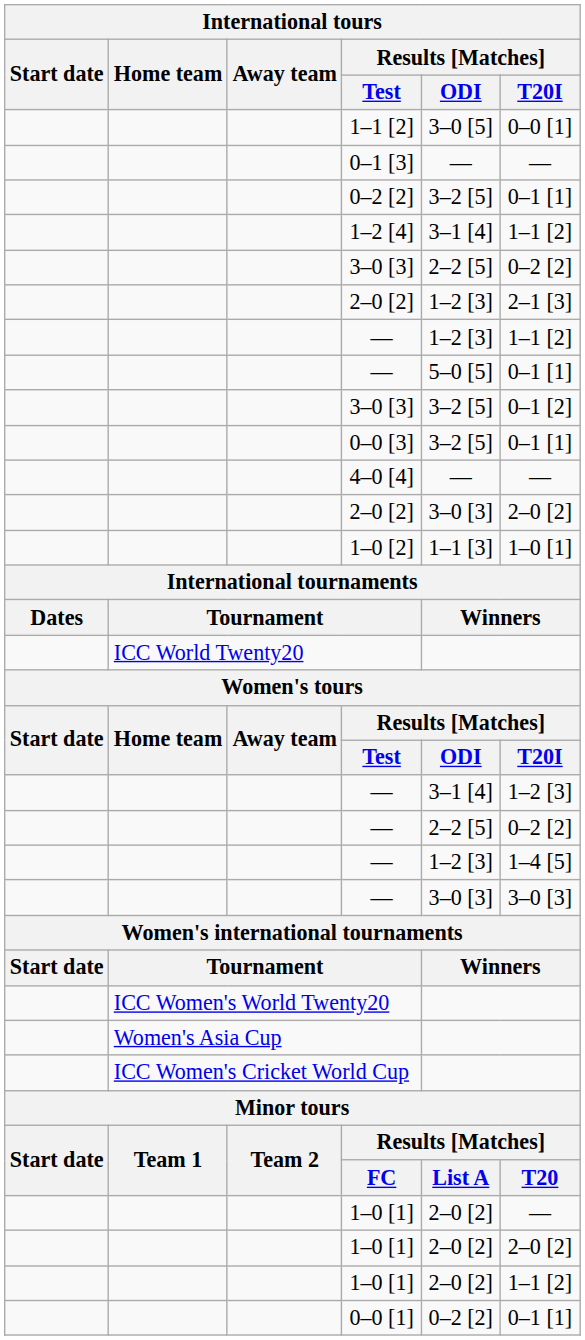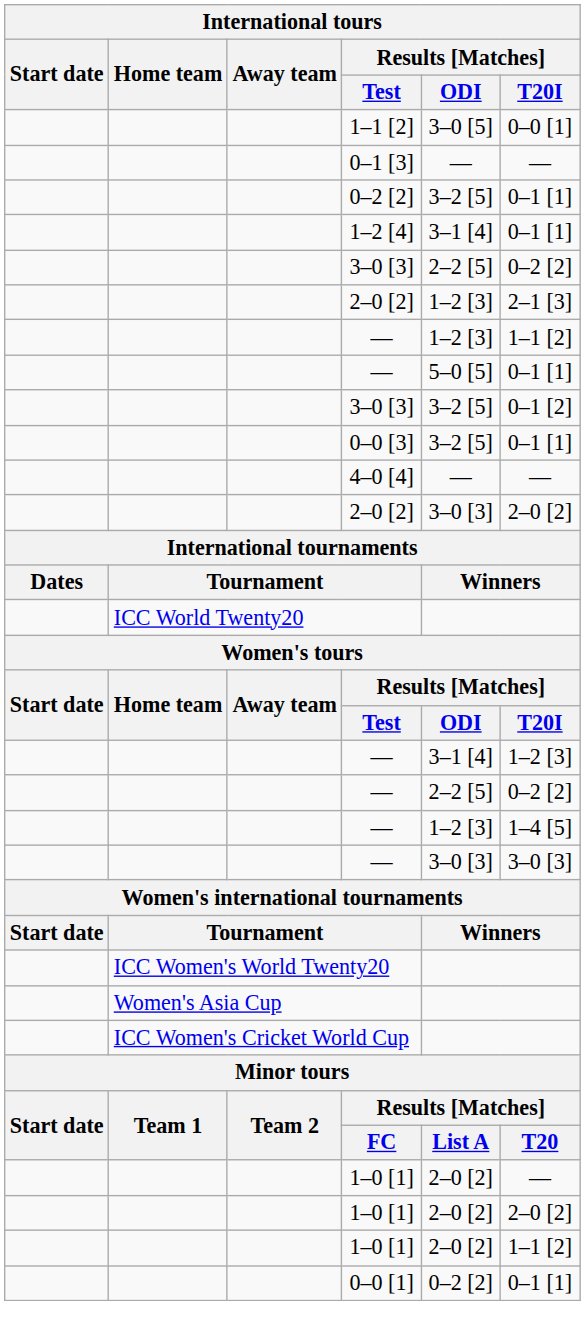(540, 232) 1–1 [2] -> (540, 232) 0–1 [1]
- row: (168, 547)
